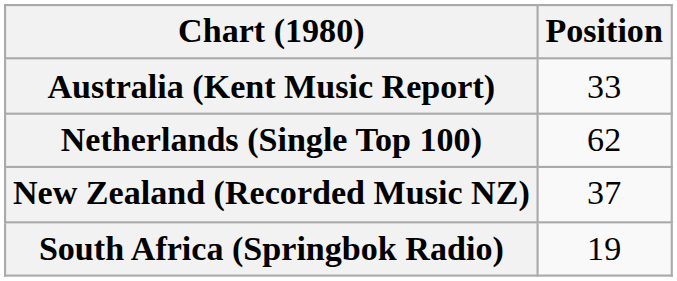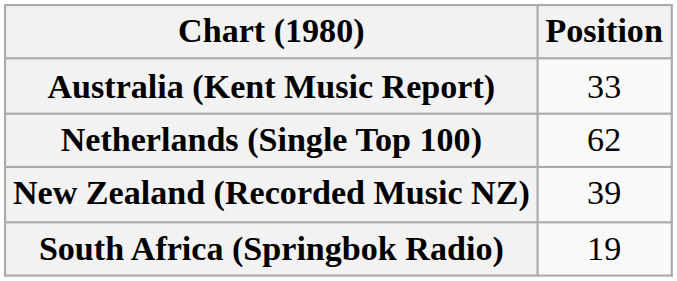(604, 193) 37 -> (604, 193) 39
